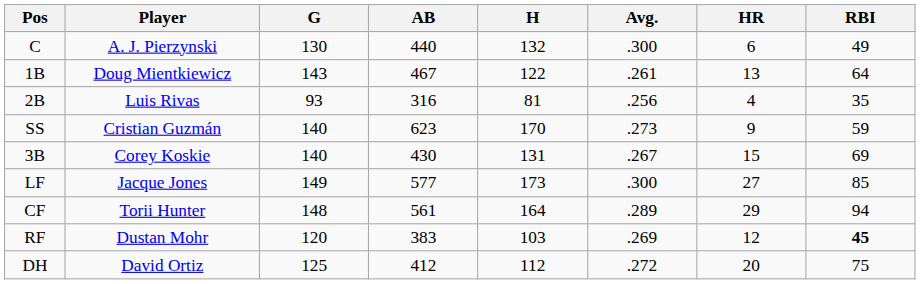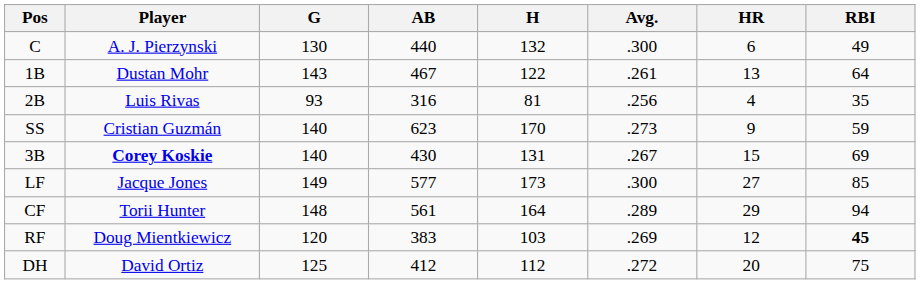(162, 73) Doug Mientkiewicz -> (162, 73) Dustan Mohr
(162, 155) normal -> (162, 155) bold
(162, 237) Dustan Mohr -> (162, 237) Doug Mientkiewicz
